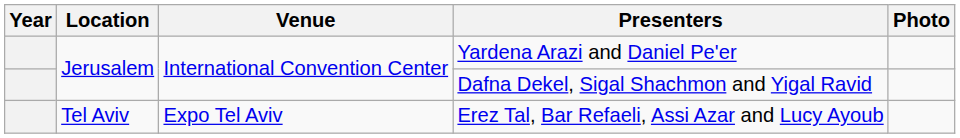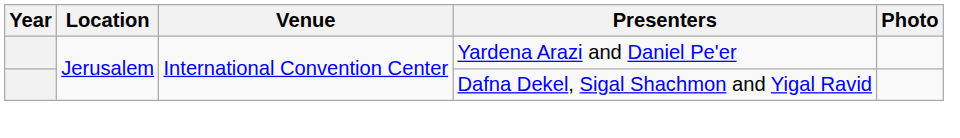- row: (671, 116)
